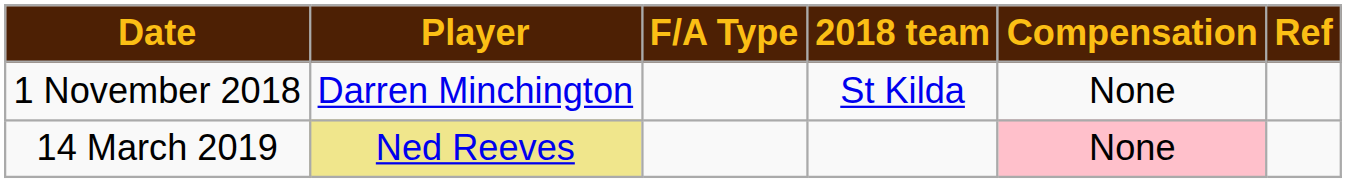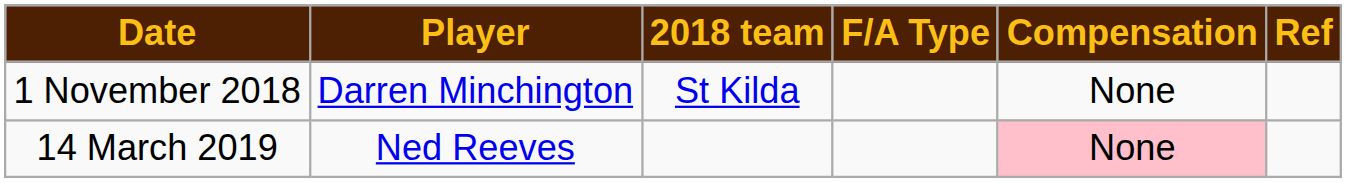columns swapped: (724, 33) <-> (903, 33)
(475, 147) khaki background -> (475, 147) no background
